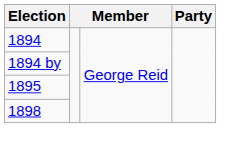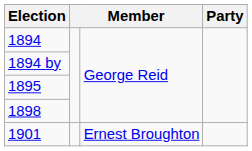+ row: (24, 134)
